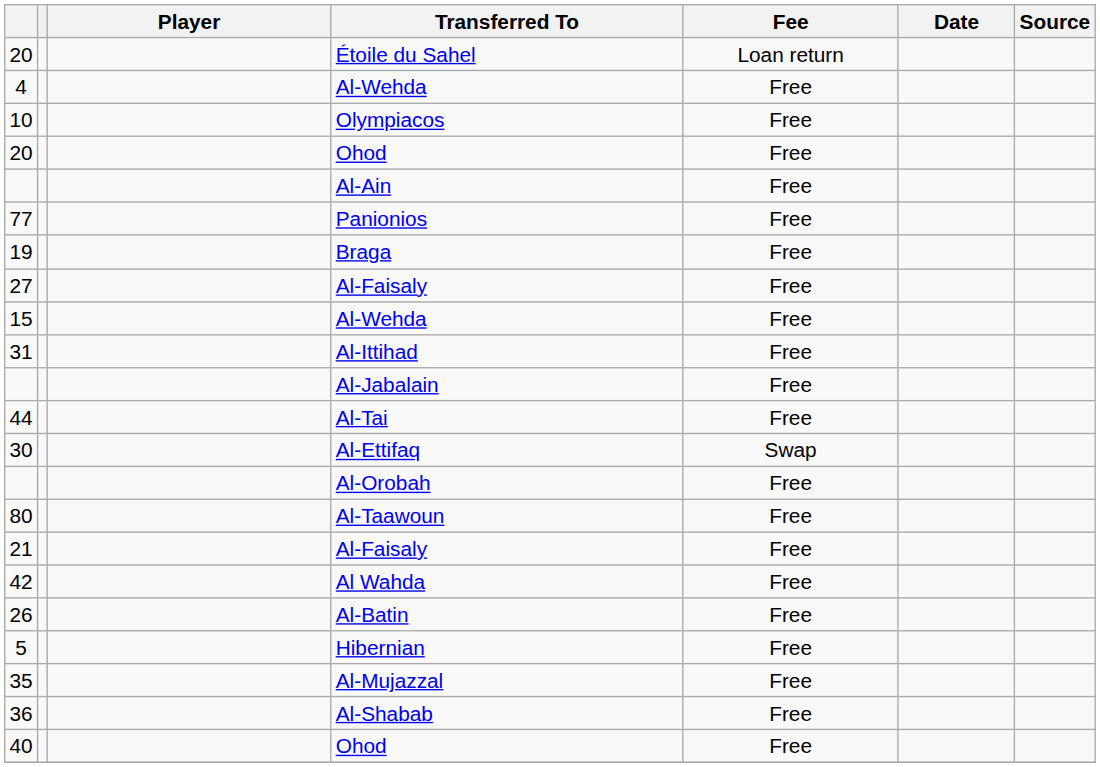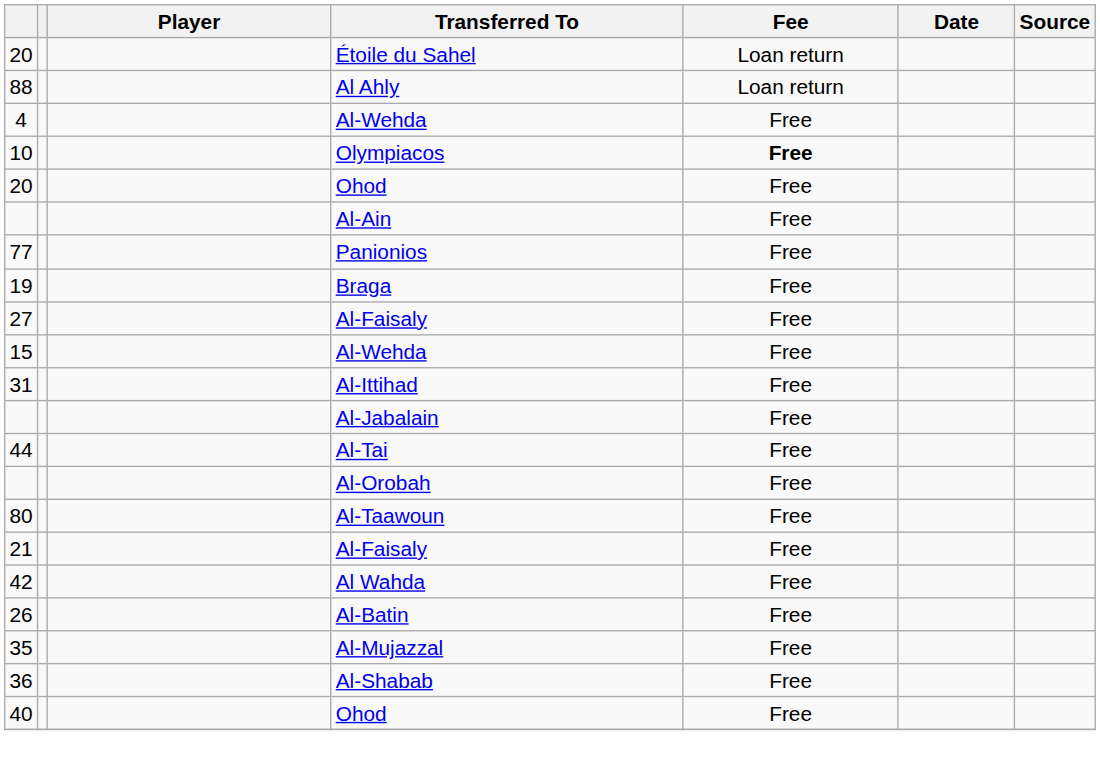+ row: (21, 87)
(791, 120) normal -> (791, 153) bold
- row: (21, 450)
- row: (21, 648)
